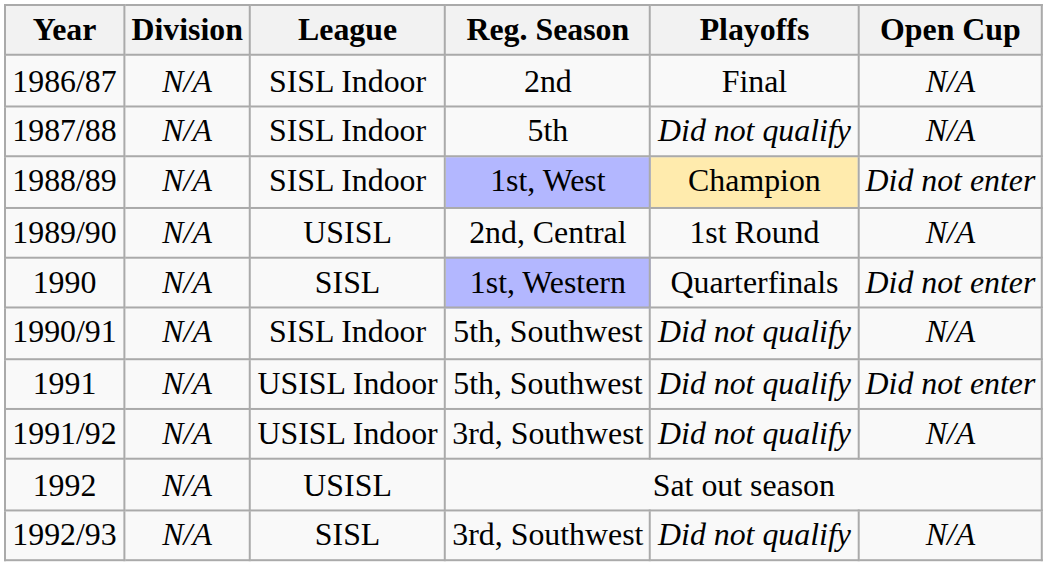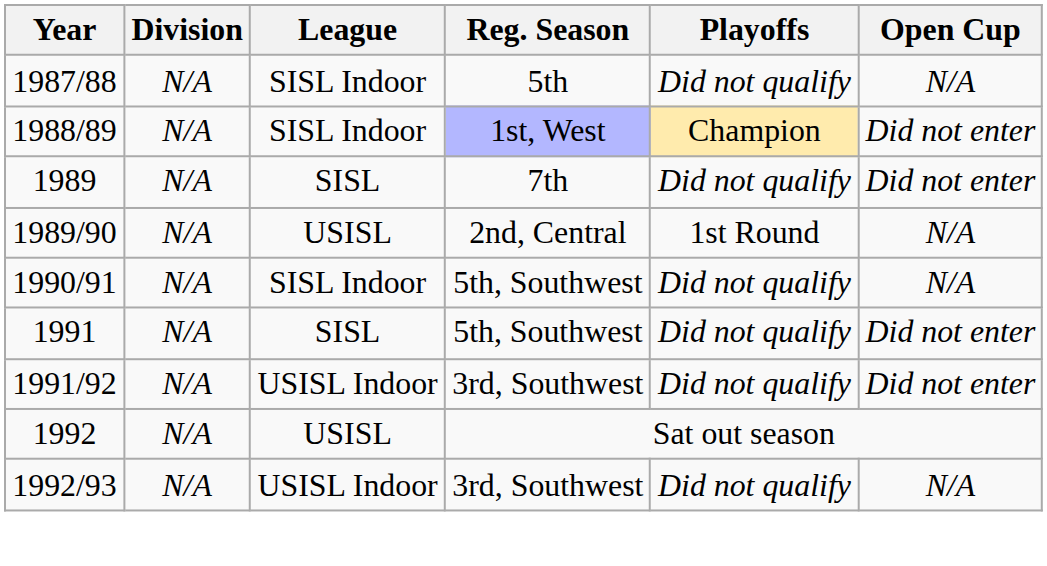- row: (65, 80)
+ row: (65, 181)
- row: (65, 282)
(348, 383) USISL Indoor -> (348, 332) SISL
(950, 433) N/A -> (950, 383) Did not enter
(348, 534) SISL -> (348, 484) USISL Indoor
